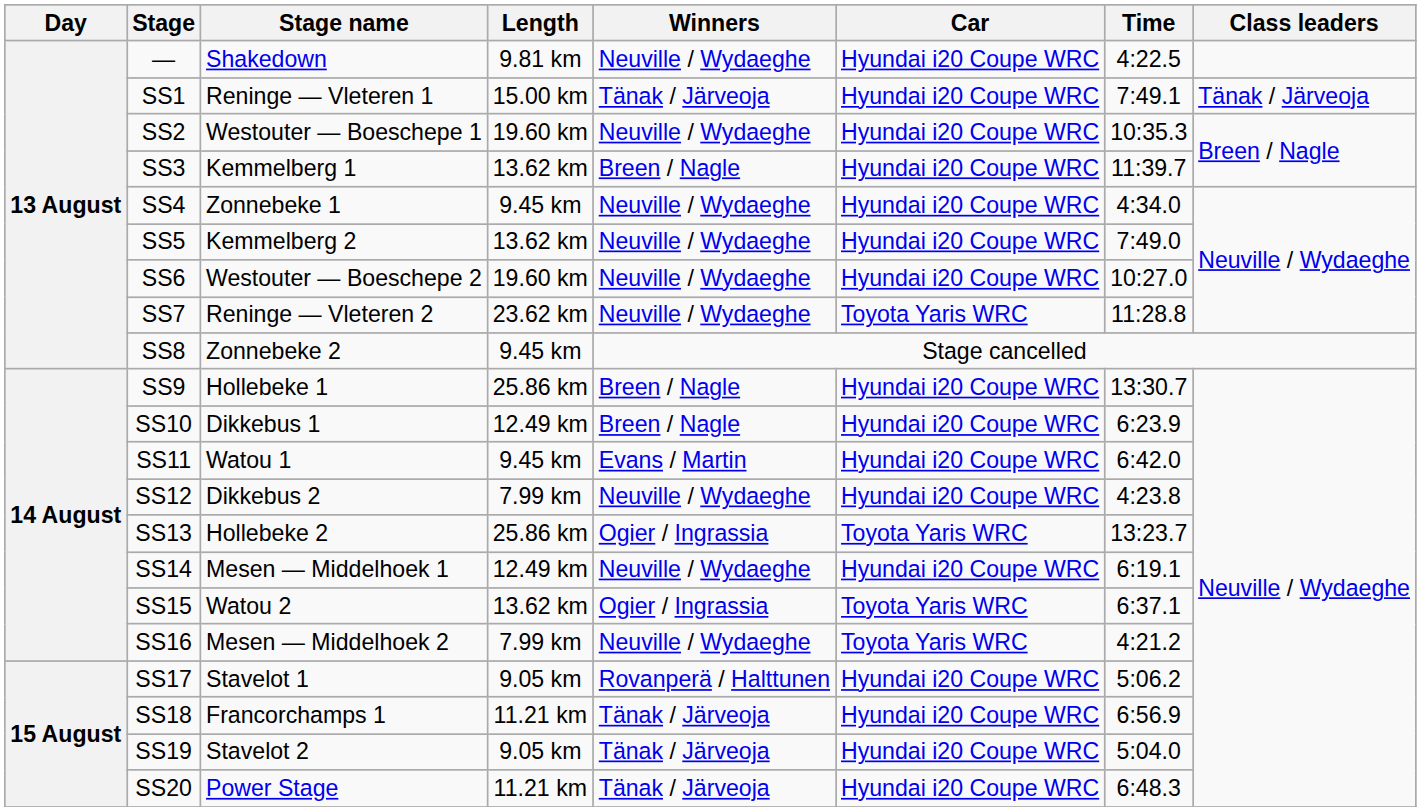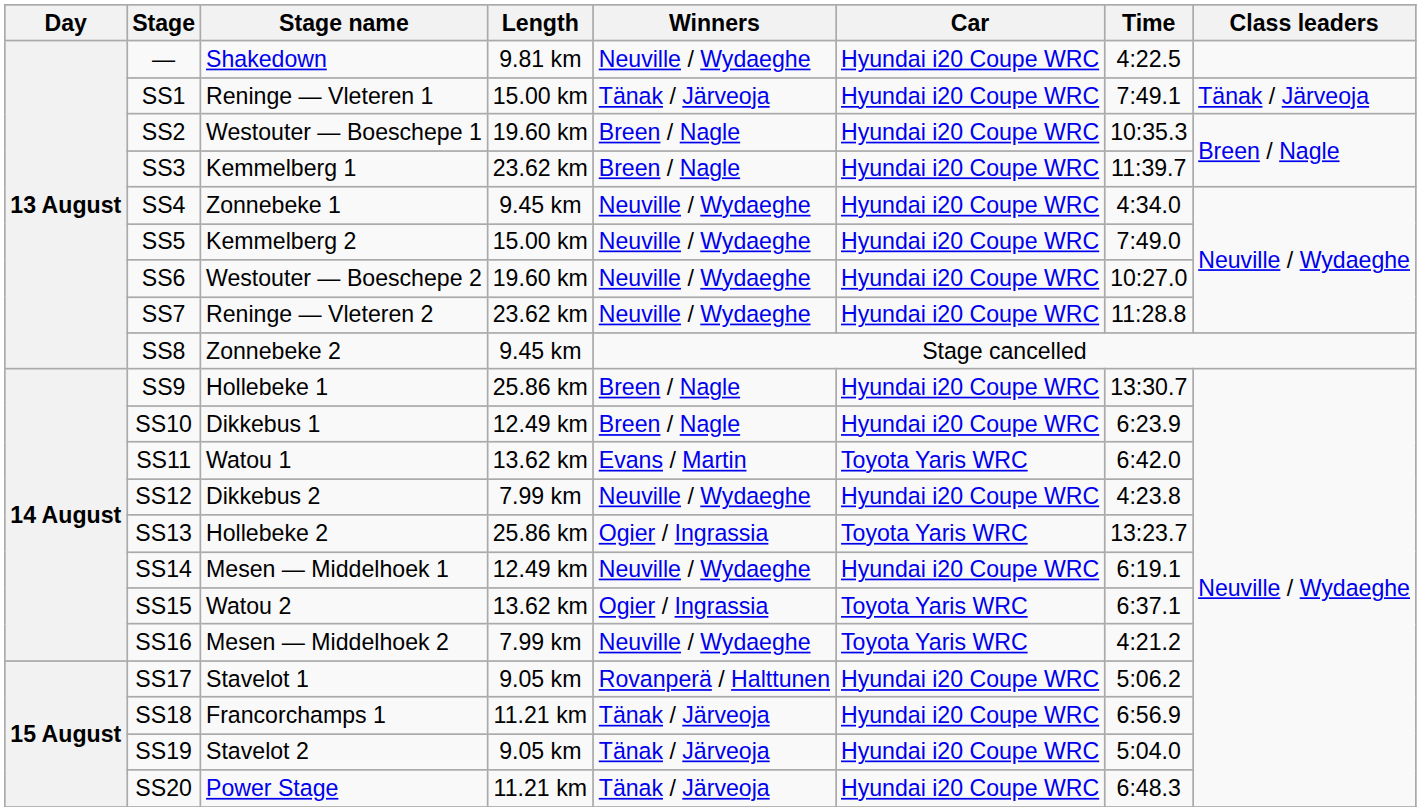(705, 132) Neuville / Wydaeghe -> (669, 132) Breen / Nagle
(540, 168) 13.62 km -> (540, 168) 23.62 km
(540, 241) 13.62 km -> (540, 241) 15.00 km
(934, 314) Toyota Yaris WRC -> (970, 314) Hyundai i20 Coupe WRC
(540, 460) 9.45 km -> (540, 460) 13.62 km
(970, 460) Hyundai i20 Coupe WRC -> (934, 460) Toyota Yaris WRC
